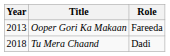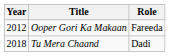(17, 28) 2013 -> (17, 28) 2012
